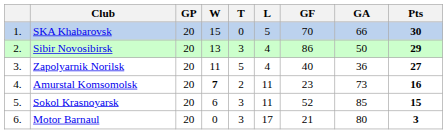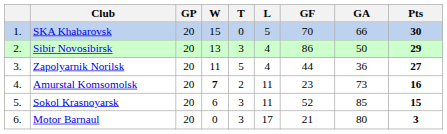(307, 66) 40 -> (307, 66) 44
